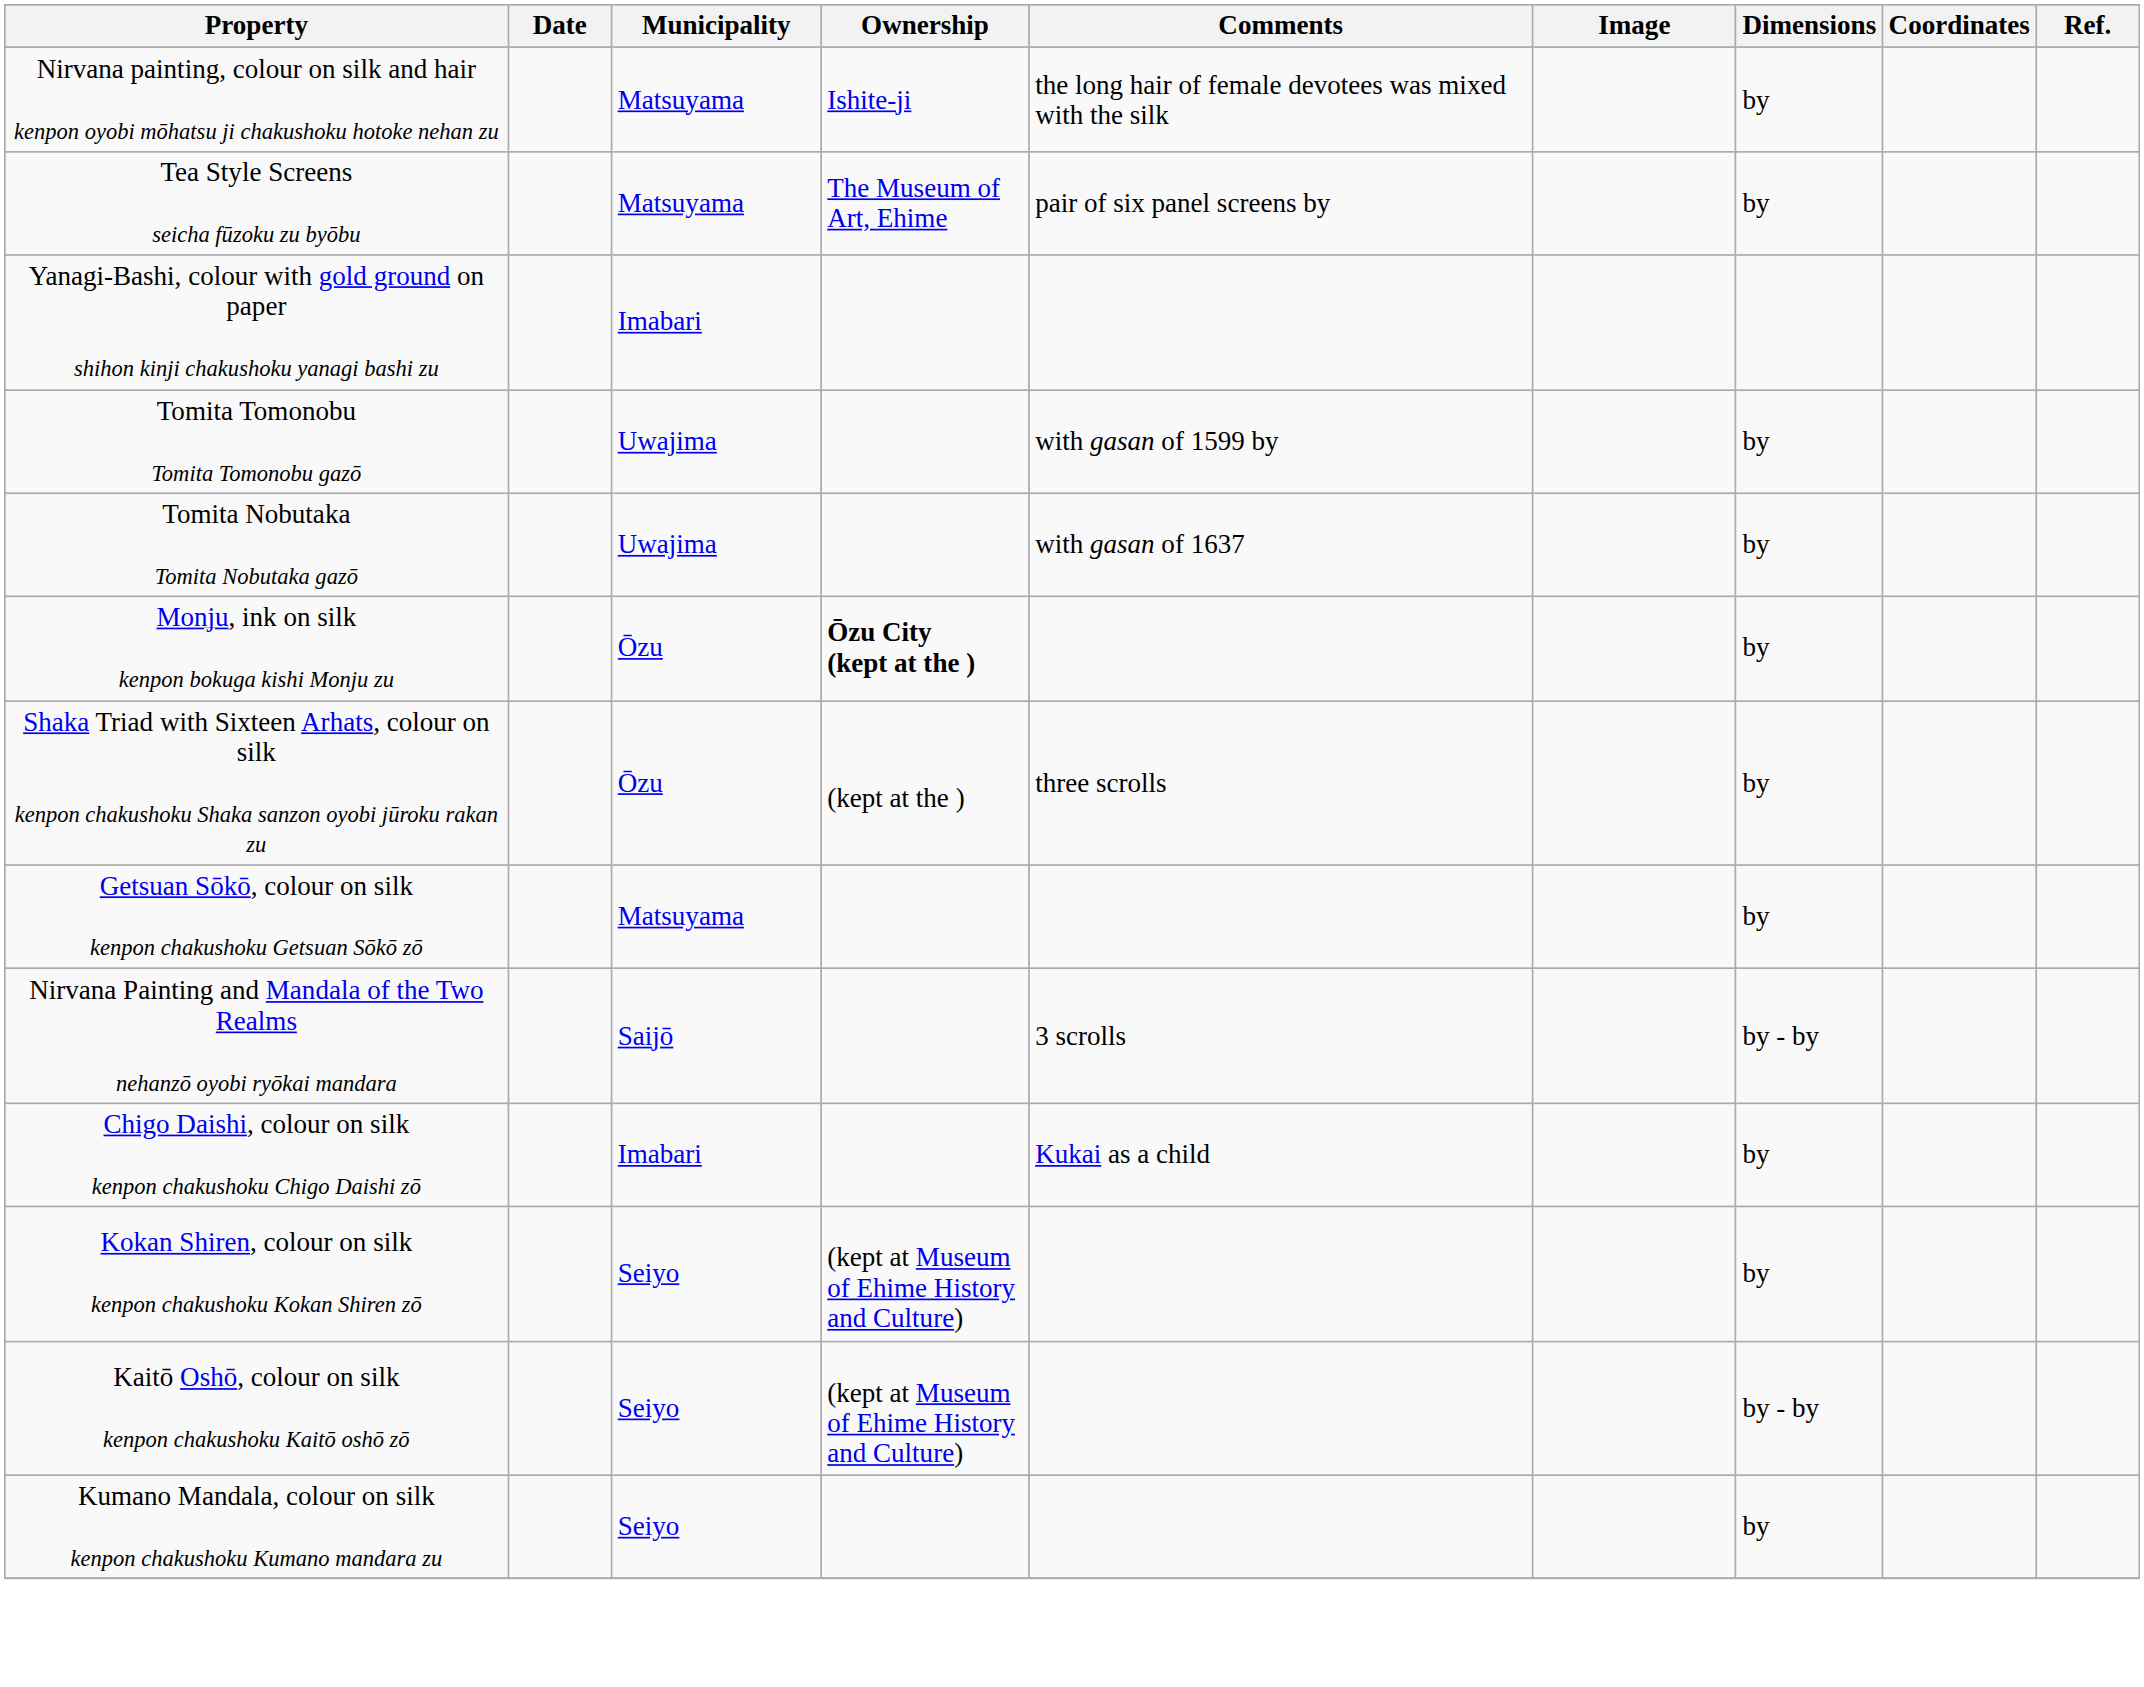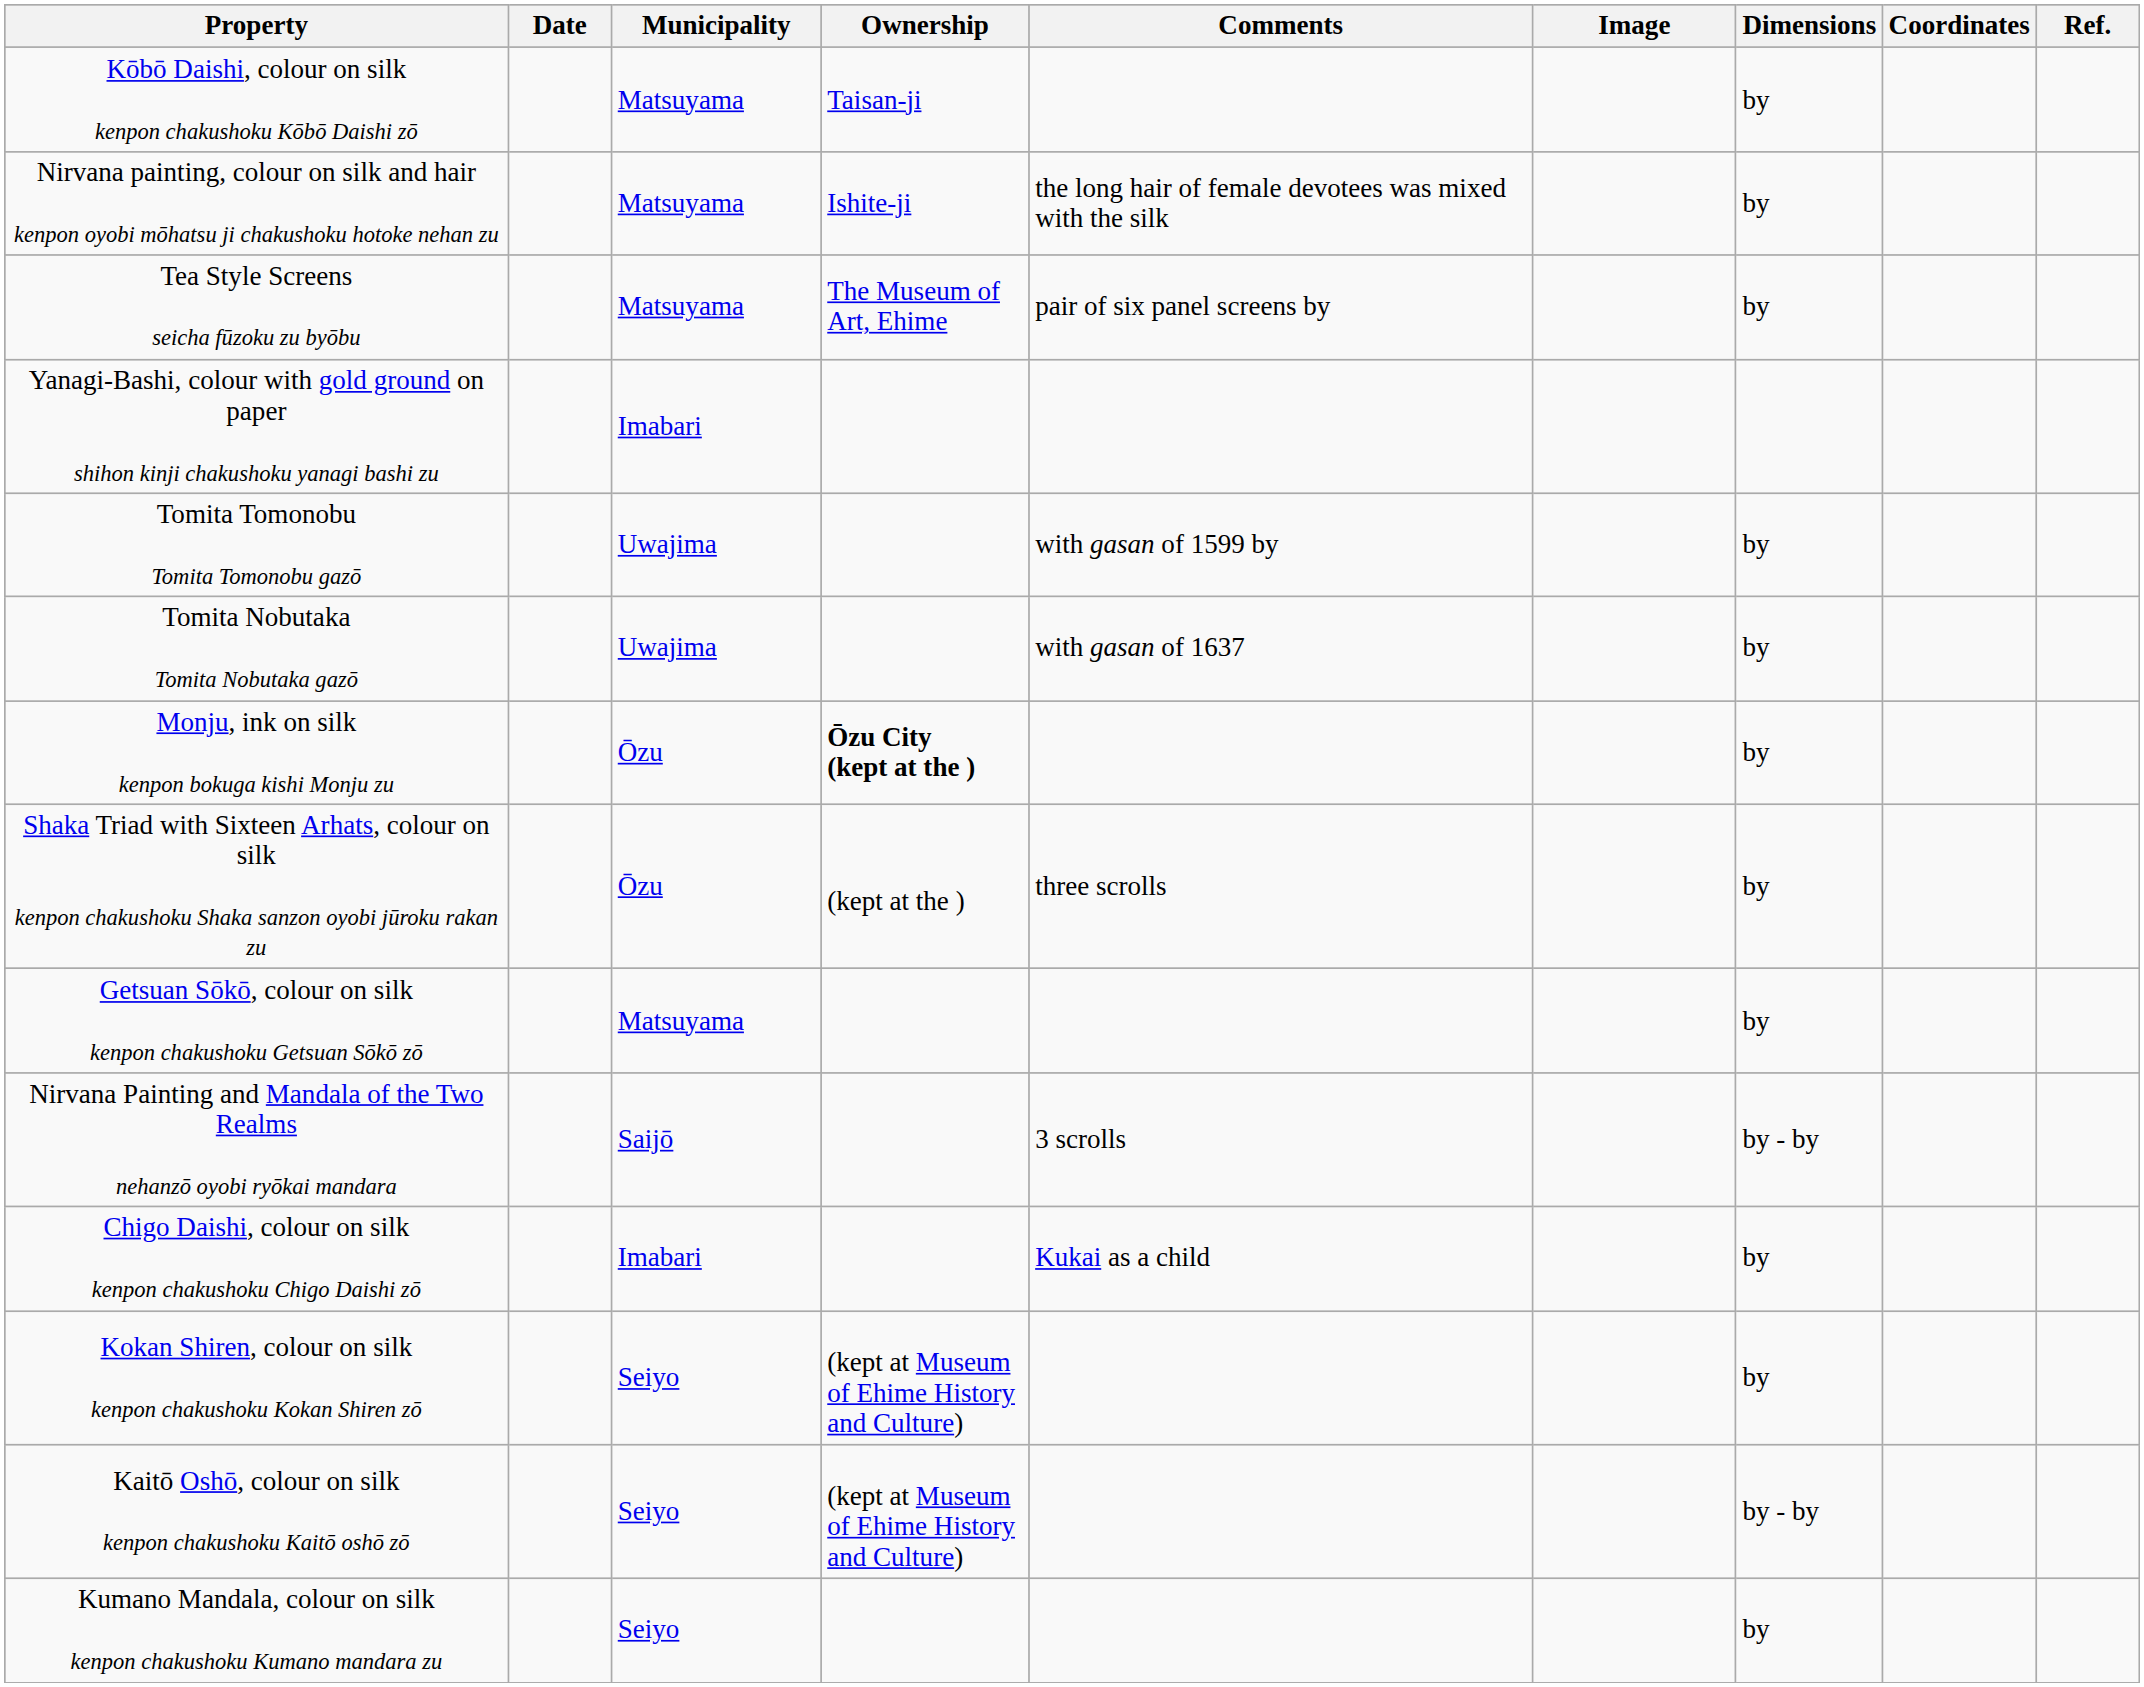+ row: (256, 99)
